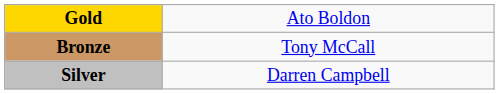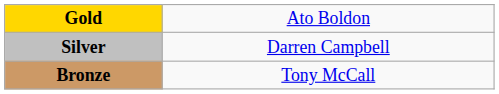rows swapped: (83, 74) <-> (83, 46)
